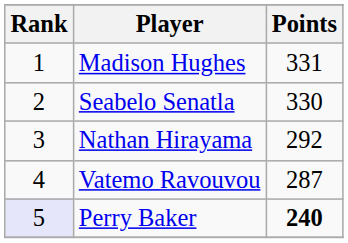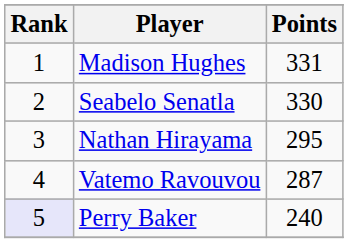(304, 140) 292 -> (304, 140) 295
(304, 218) bold -> (304, 218) normal
